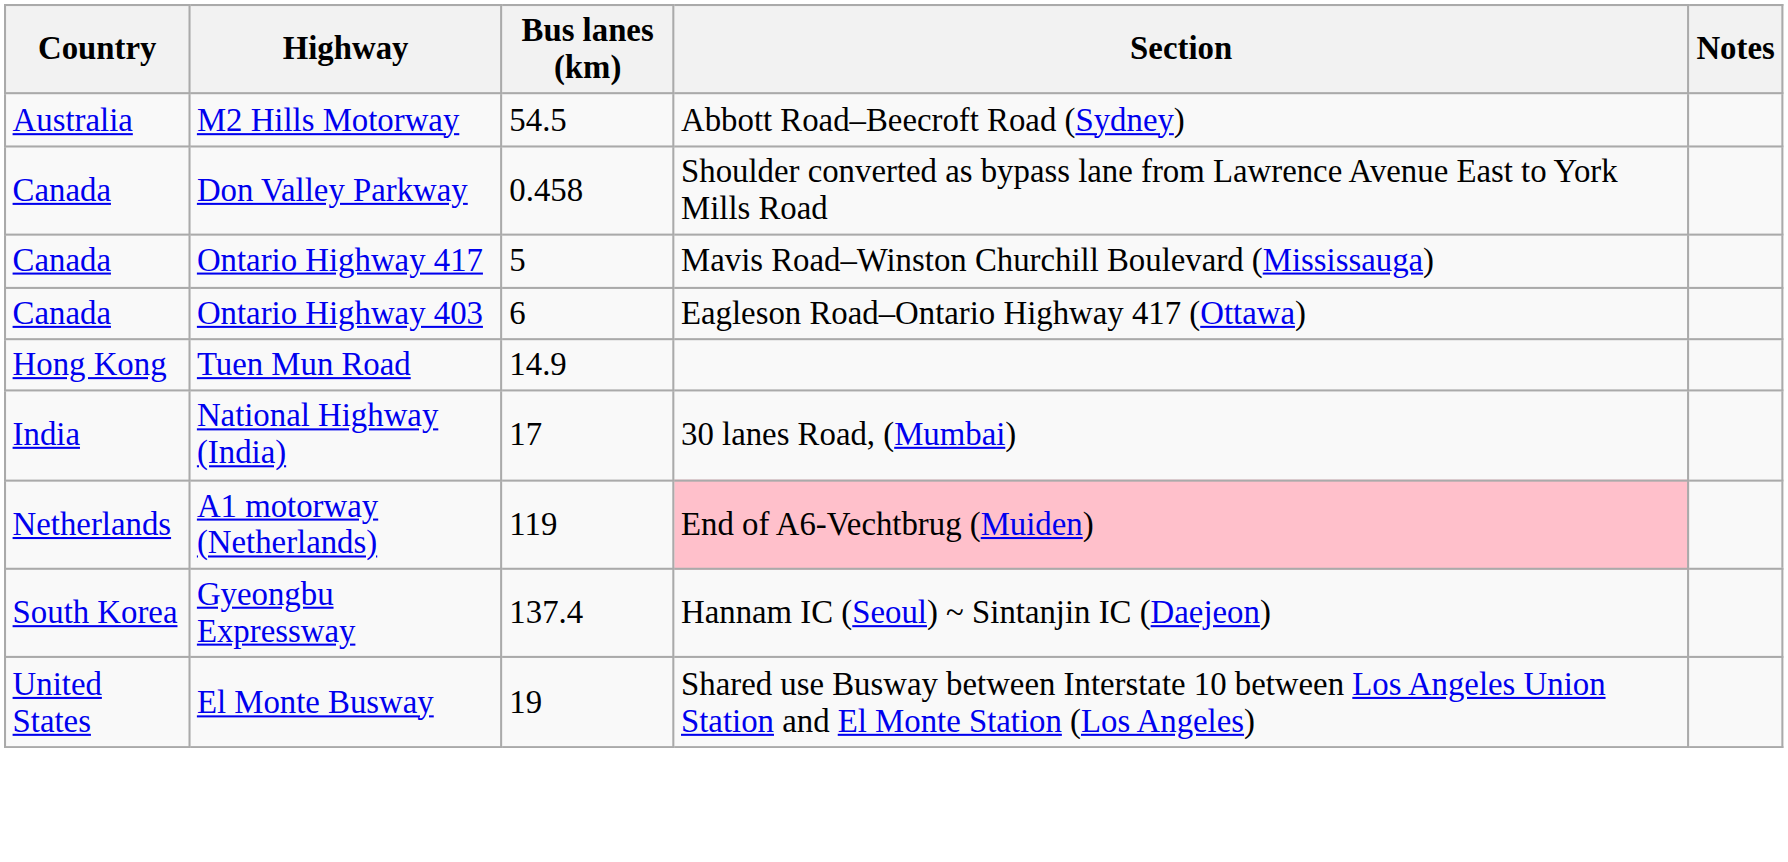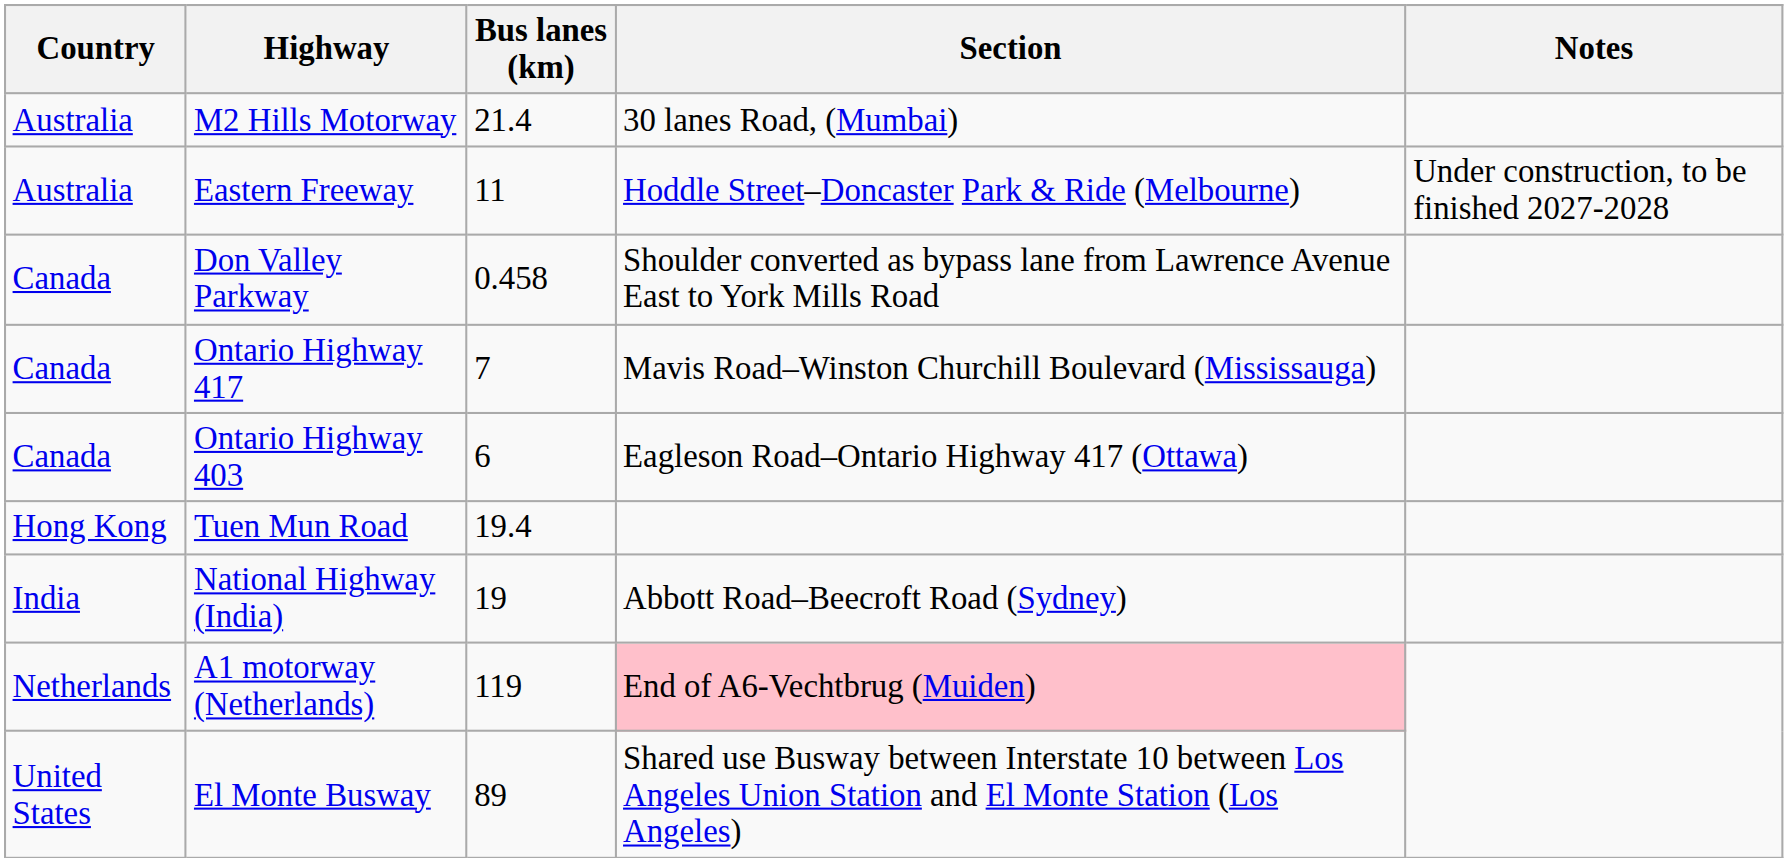(538, 119) 54.5 -> (503, 119) 21.4
(933, 119) Abbott Road–Beecroft Road (Sydney) -> (791, 119) 30 lanes Road, (Mumbai)
+ row: (304, 189)
(518, 260) 5 -> (482, 367) 7
(538, 364) 14.9 -> (503, 527) 19.4
(526, 434) 17 -> (491, 597) 19
(849, 434) 30 lanes Road, (Mumbai) -> (875, 597) Abbott Road–Beecroft Road (Sydney)
- row: (276, 612)
(526, 701) 19 -> (491, 793) 89
